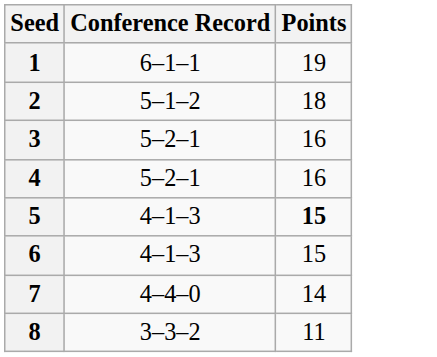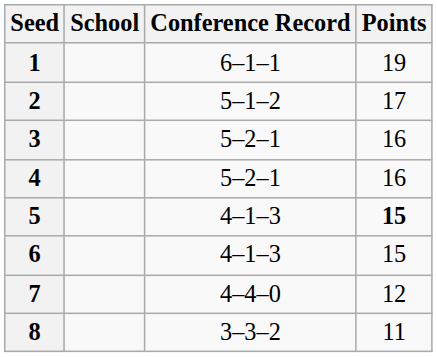+ column: (105, 23)
(314, 100) 18 -> (394, 100) 17
(314, 293) 14 -> (394, 293) 12
